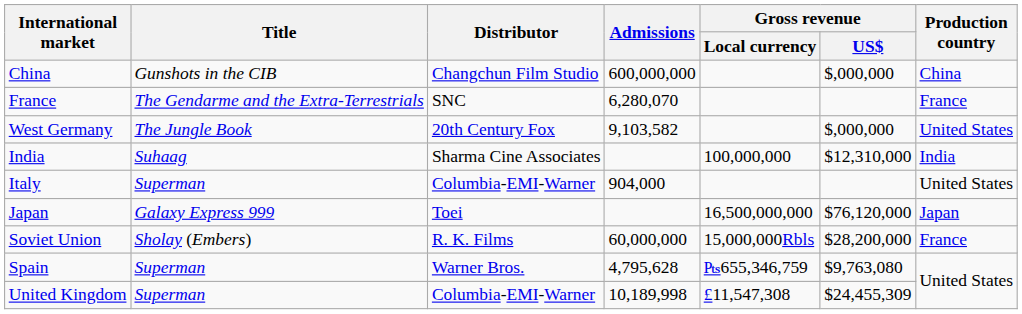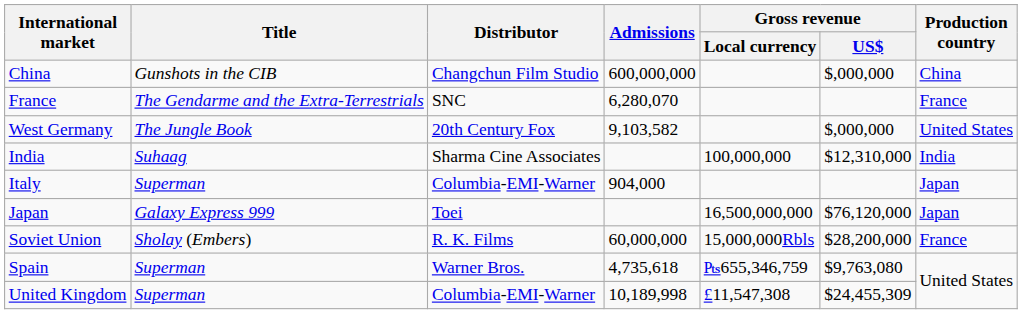(966, 184) United States -> (939, 184) Japan
(643, 267) 4,795,628 -> (643, 267) 4,735,618
